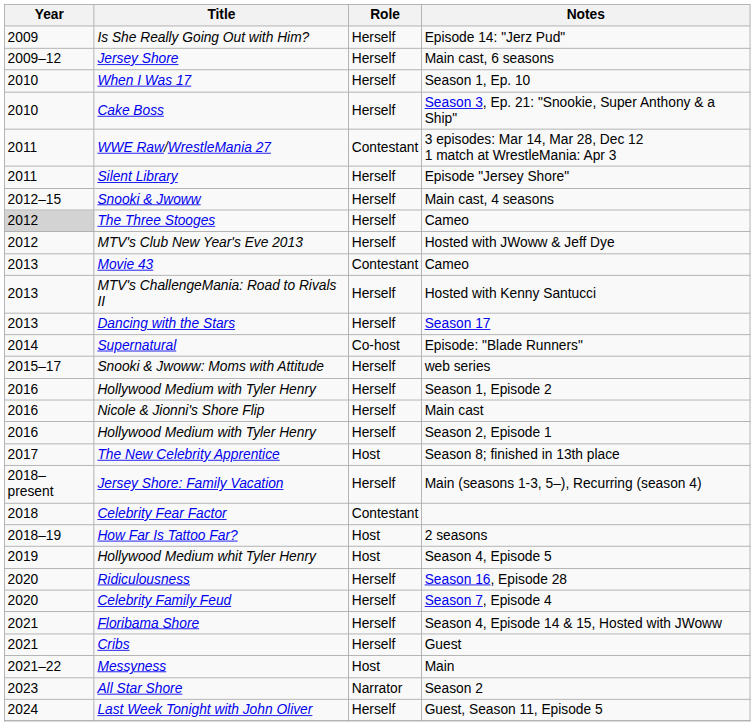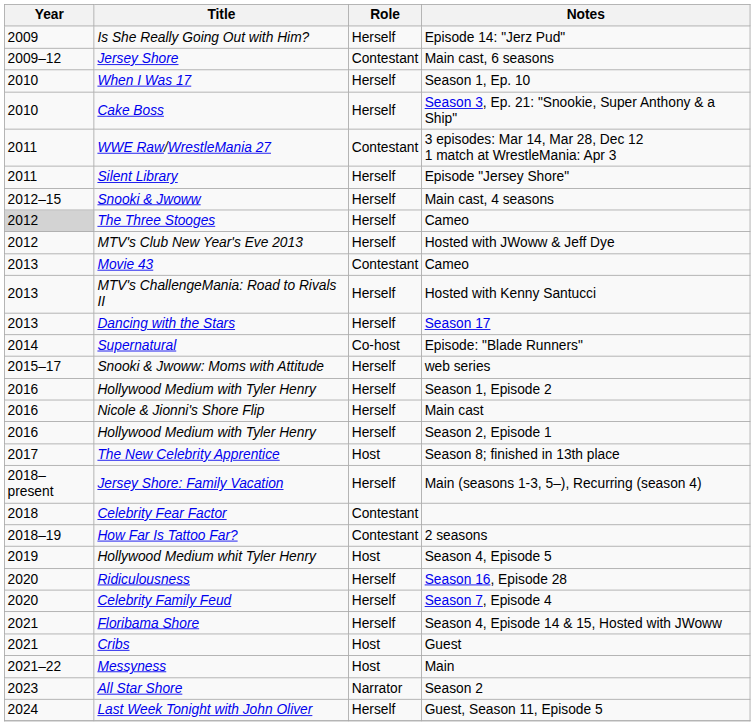(374, 59) Herself -> (385, 59) Contestant
(366, 535) Host -> (385, 535) Contestant
(374, 644) Herself -> (366, 644) Host
